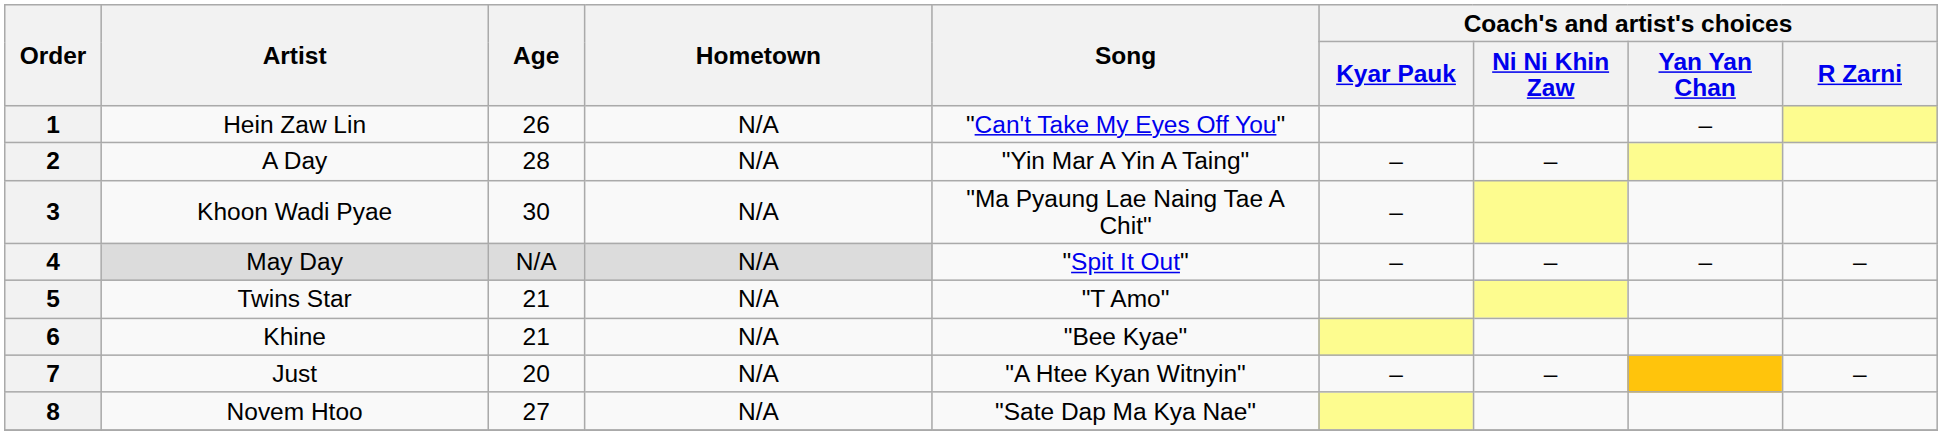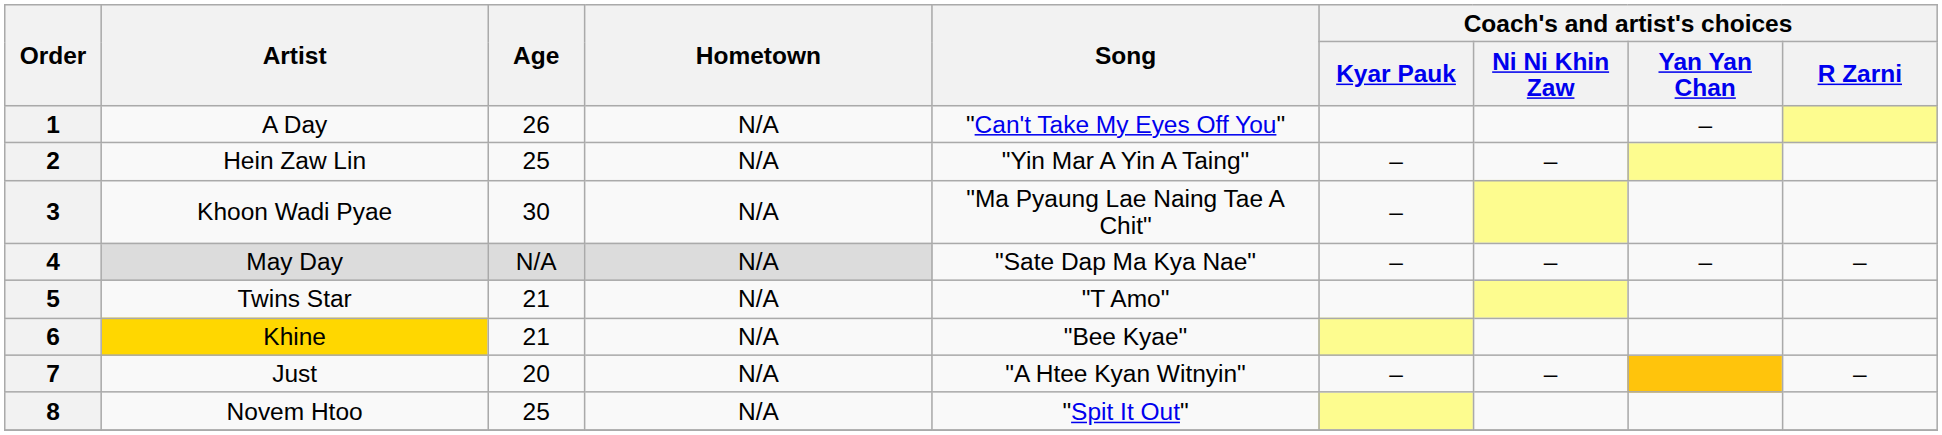(295, 124) Hein Zaw Lin -> (295, 124) A Day
(295, 161) A Day -> (295, 161) Hein Zaw Lin
(536, 161) 28 -> (536, 161) 25
(1126, 262) "Spit It Out" -> (1126, 262) "Sate Dap Ma Kya Nae"
(295, 336) no background -> (295, 336) gold background
(536, 411) 27 -> (536, 411) 25
(1126, 411) "Sate Dap Ma Kya Nae" -> (1126, 411) "Spit It Out"
